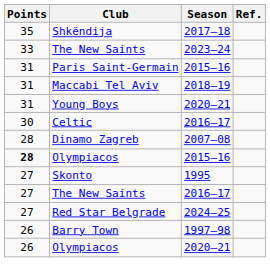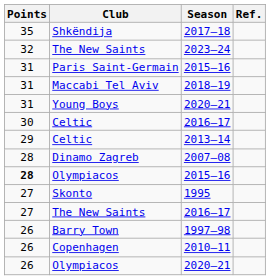(27, 49) 33 -> (27, 49) 32
+ row: (72, 139)
- row: (109, 212)
+ row: (86, 248)
